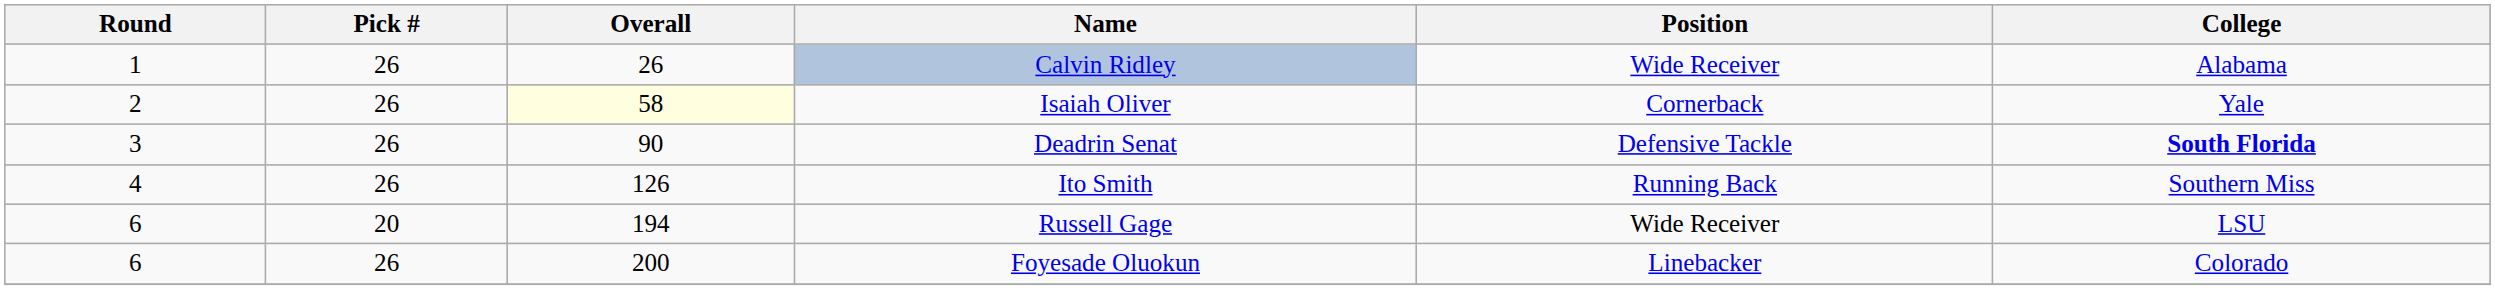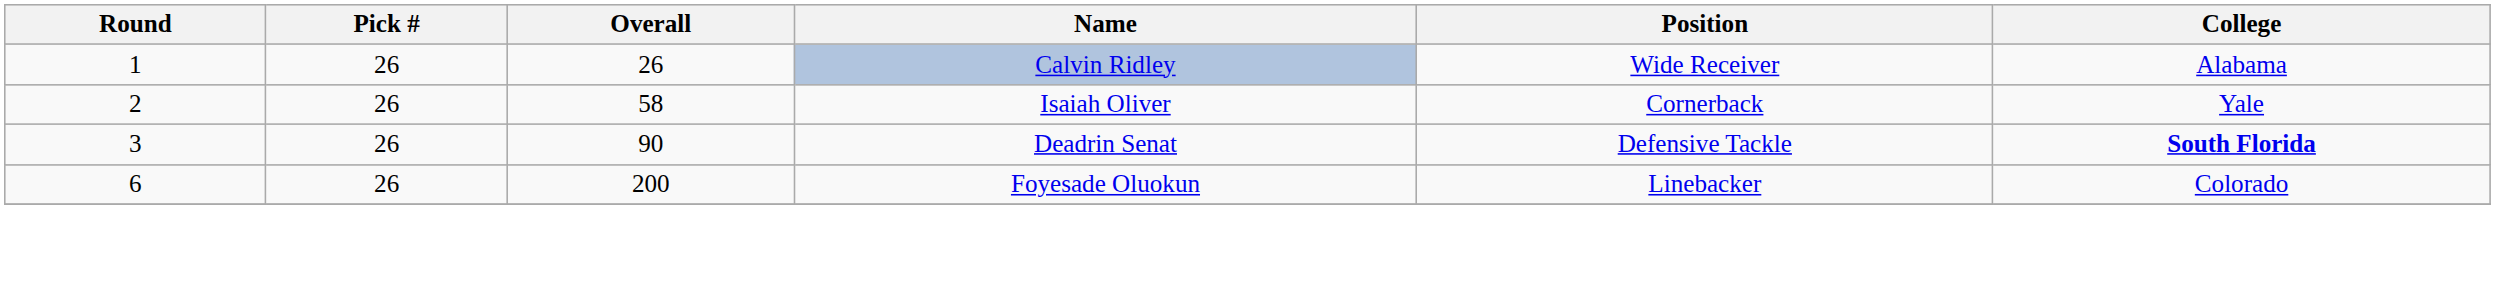(651, 104) lightyellow background -> (651, 104) no background
- row: (1105, 183)
- row: (1105, 223)
